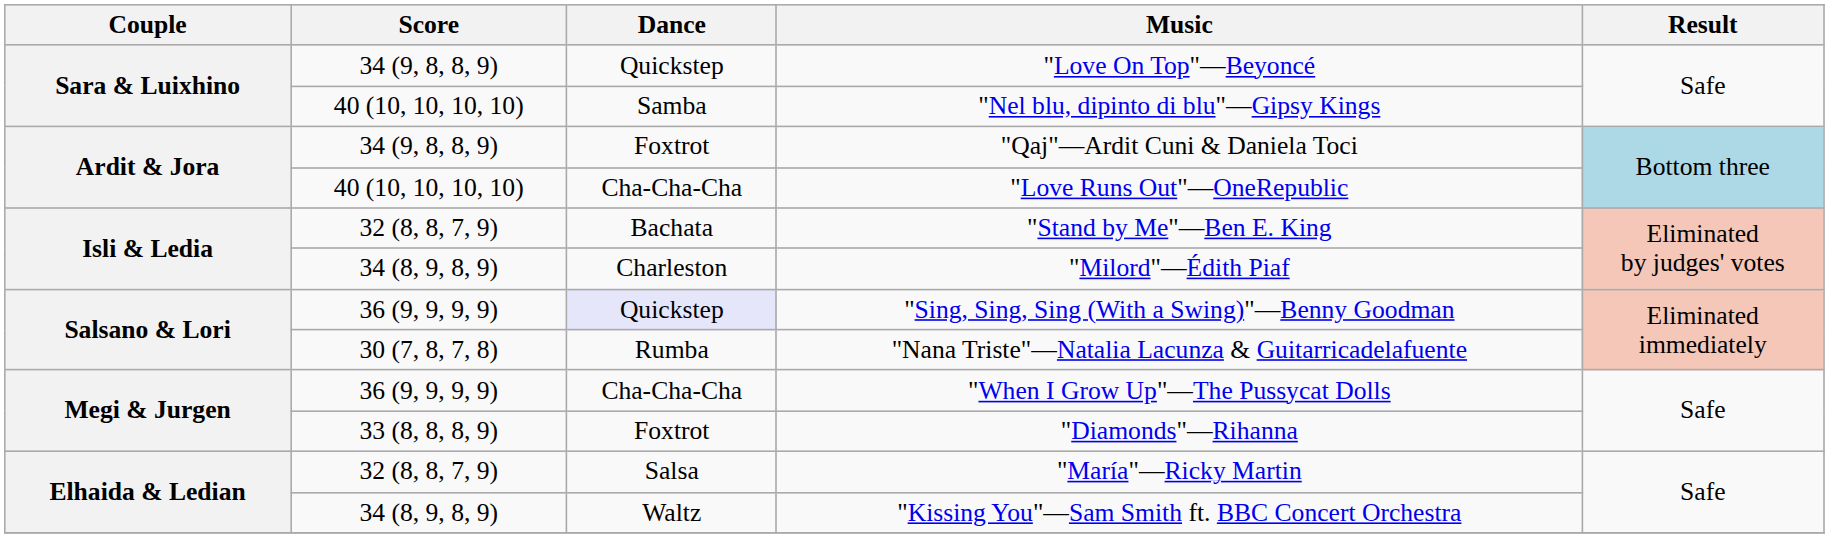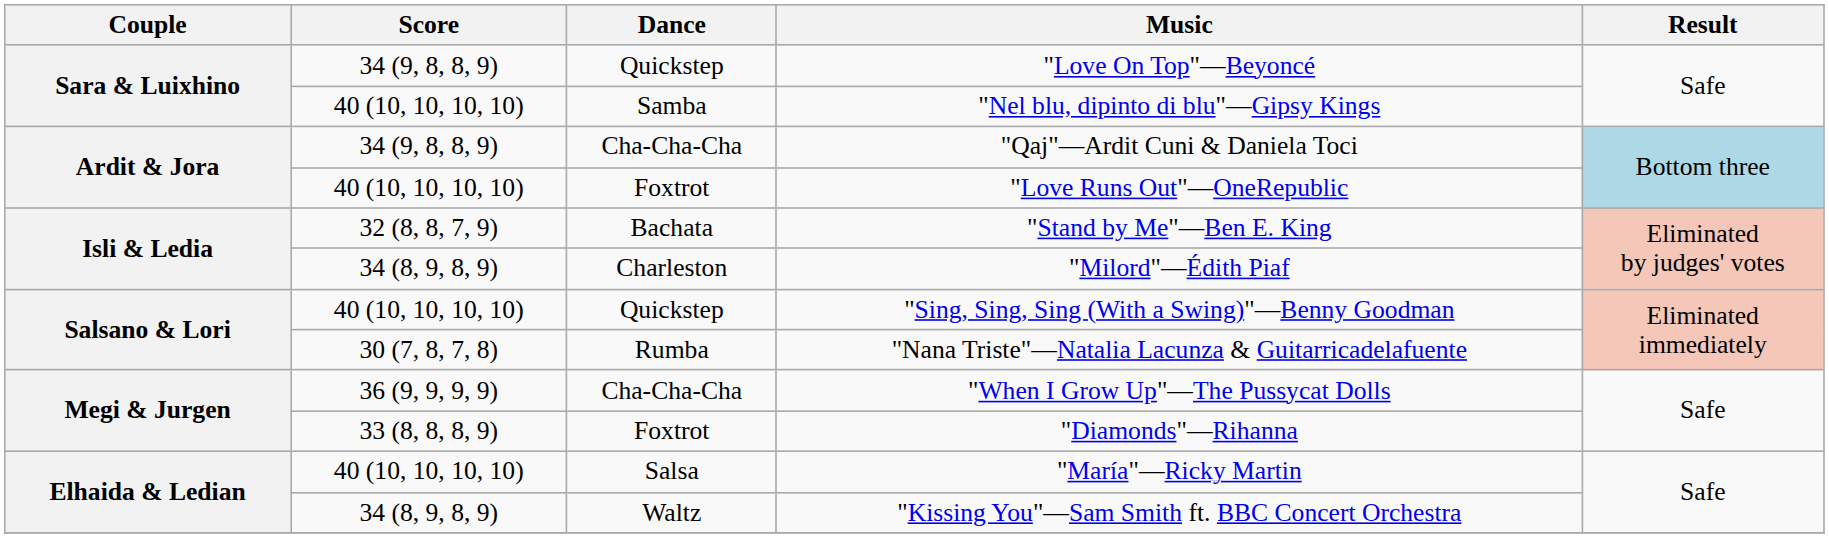(672, 146) Foxtrot -> (672, 146) Cha-Cha-Cha
(672, 187) Cha-Cha-Cha -> (672, 187) Foxtrot
(429, 308) 36 (9, 9, 9, 9) -> (429, 308) 40 (10, 10, 10, 10)
(672, 308) lavender background -> (672, 308) no background
(429, 471) 32 (8, 8, 7, 9) -> (429, 471) 40 (10, 10, 10, 10)
